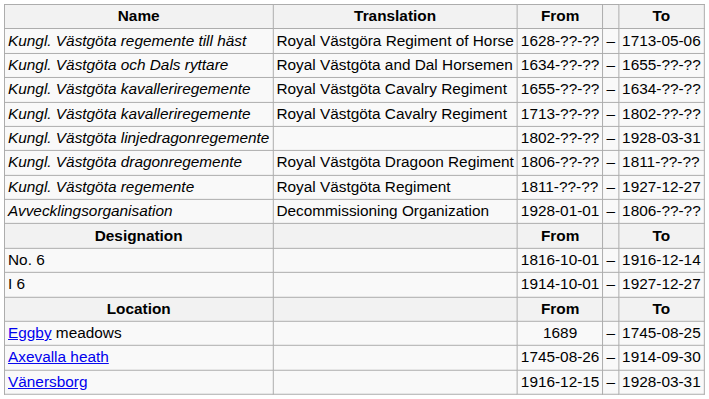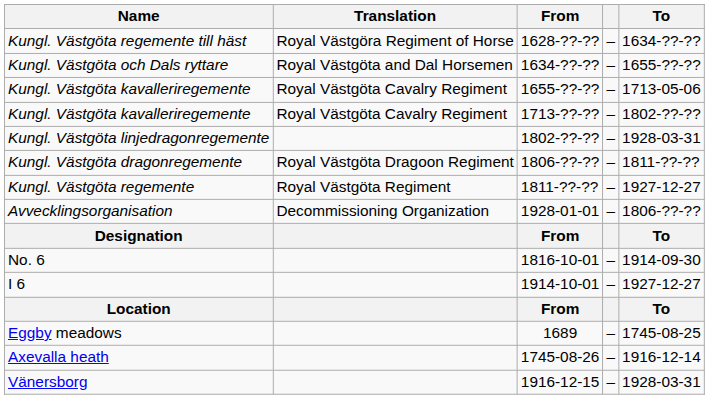(661, 41) 1713-05-06 -> (661, 41) 1634-??-??
(661, 89) 1634-??-?? -> (661, 89) 1713-05-06
(661, 260) 1916-12-14 -> (661, 260) 1914-09-30
(661, 357) 1914-09-30 -> (661, 357) 1916-12-14
